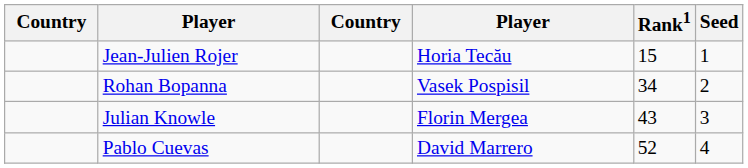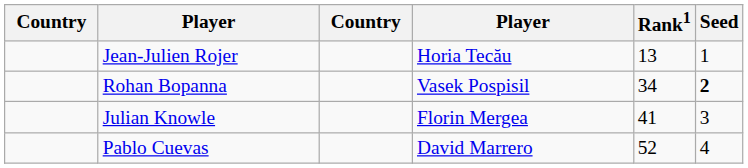(647, 55) 15 -> (647, 55) 13
(705, 86) normal -> (705, 86) bold
(647, 117) 43 -> (647, 117) 41
